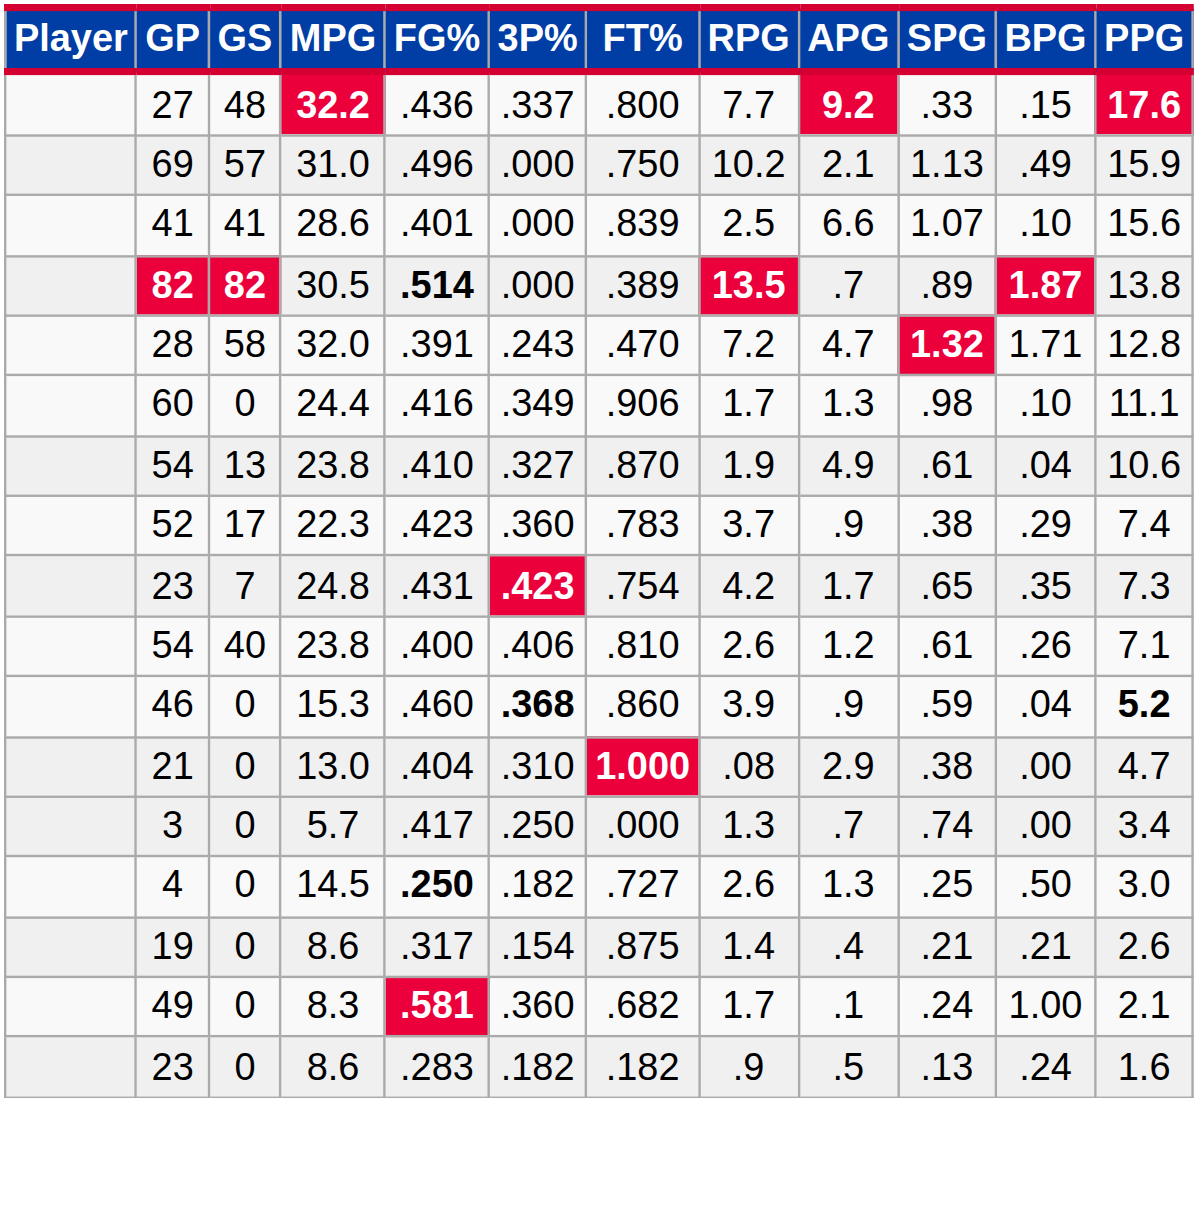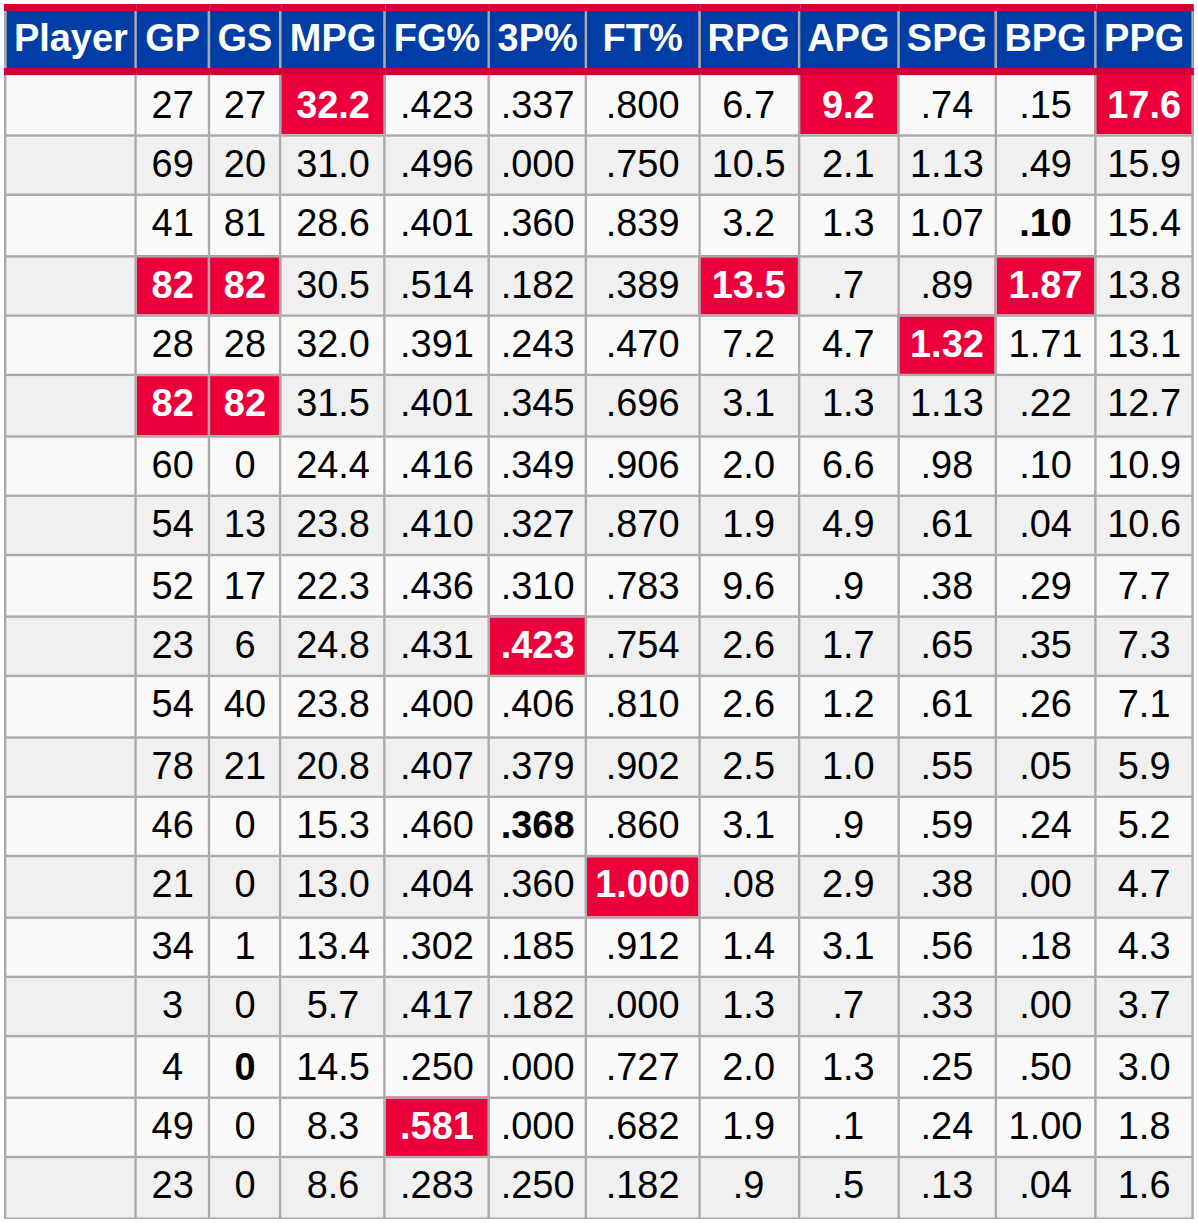(245, 104) 48 -> (245, 104) 27
(437, 104) .436 -> (437, 104) .423
(749, 104) 7.7 -> (749, 104) 6.7
(947, 104) .33 -> (947, 104) .74
(245, 164) 57 -> (245, 164) 20
(749, 164) 10.2 -> (749, 164) 10.5
(245, 224) 41 -> (245, 224) 81
(538, 224) .000 -> (538, 224) .360
(749, 224) 2.5 -> (749, 224) 3.2
(848, 224) 6.6 -> (848, 224) 1.3
(1046, 224) normal -> (1046, 224) bold
(1144, 224) 15.6 -> (1144, 224) 15.4
(437, 284) bold -> (437, 284) normal
(538, 284) .000 -> (538, 284) .182
(245, 344) 58 -> (245, 344) 28
(1144, 344) 12.8 -> (1144, 344) 13.1
+ row: (173, 404)
(749, 404) 1.7 -> (749, 465) 2.0
(848, 404) 1.3 -> (848, 465) 6.6
(1144, 404) 11.1 -> (1144, 465) 10.9
(437, 525) .423 -> (437, 585) .436
(538, 525) .360 -> (538, 585) .310
(749, 525) 3.7 -> (749, 585) 9.6
(1144, 525) 7.4 -> (1144, 585) 7.7
(245, 585) 7 -> (245, 645) 6
(749, 585) 4.2 -> (749, 645) 2.6
+ row: (173, 765)
(749, 705) 3.9 -> (749, 825) 3.1
(1046, 705) .04 -> (1046, 825) .24
(1144, 705) bold -> (1144, 825) normal
(538, 765) .310 -> (538, 885) .360
+ row: (173, 946)
(538, 825) .250 -> (538, 1006) .182
(947, 825) .74 -> (947, 1006) .33
(1144, 825) 3.4 -> (1144, 1006) 3.7
(245, 885) normal -> (245, 1066) bold
(437, 885) bold -> (437, 1066) normal
(538, 885) .182 -> (538, 1066) .000
(749, 885) 2.6 -> (749, 1066) 2.0
- row: (173, 946)
(538, 1006) .360 -> (538, 1126) .000
(749, 1006) 1.7 -> (749, 1126) 1.9
(1144, 1006) 2.1 -> (1144, 1126) 1.8
(538, 1066) .182 -> (538, 1186) .250
(1046, 1066) .24 -> (1046, 1186) .04
